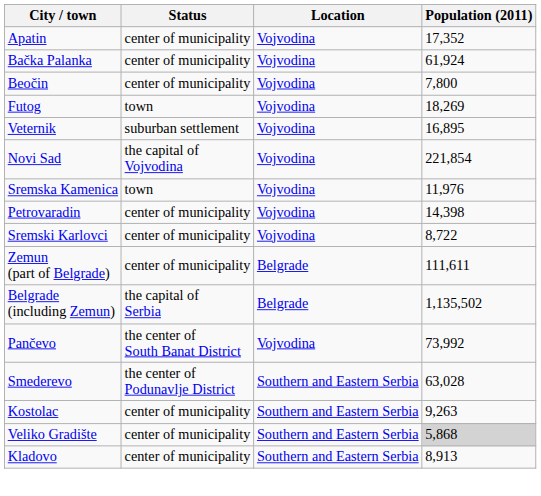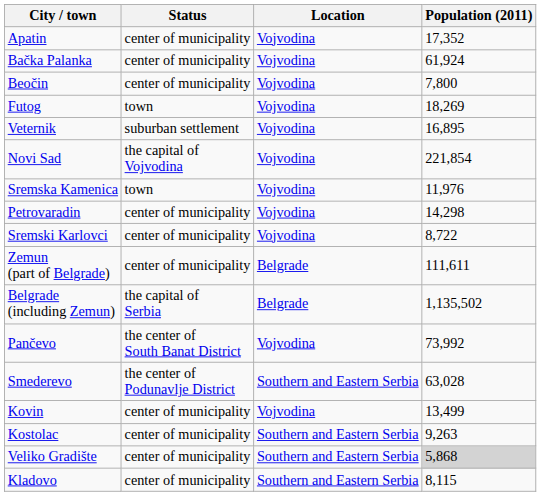(445, 212) 14,398 -> (445, 212) 14,298
+ row: (26, 412)
(441, 457) 8,913 -> (441, 479) 8,115
